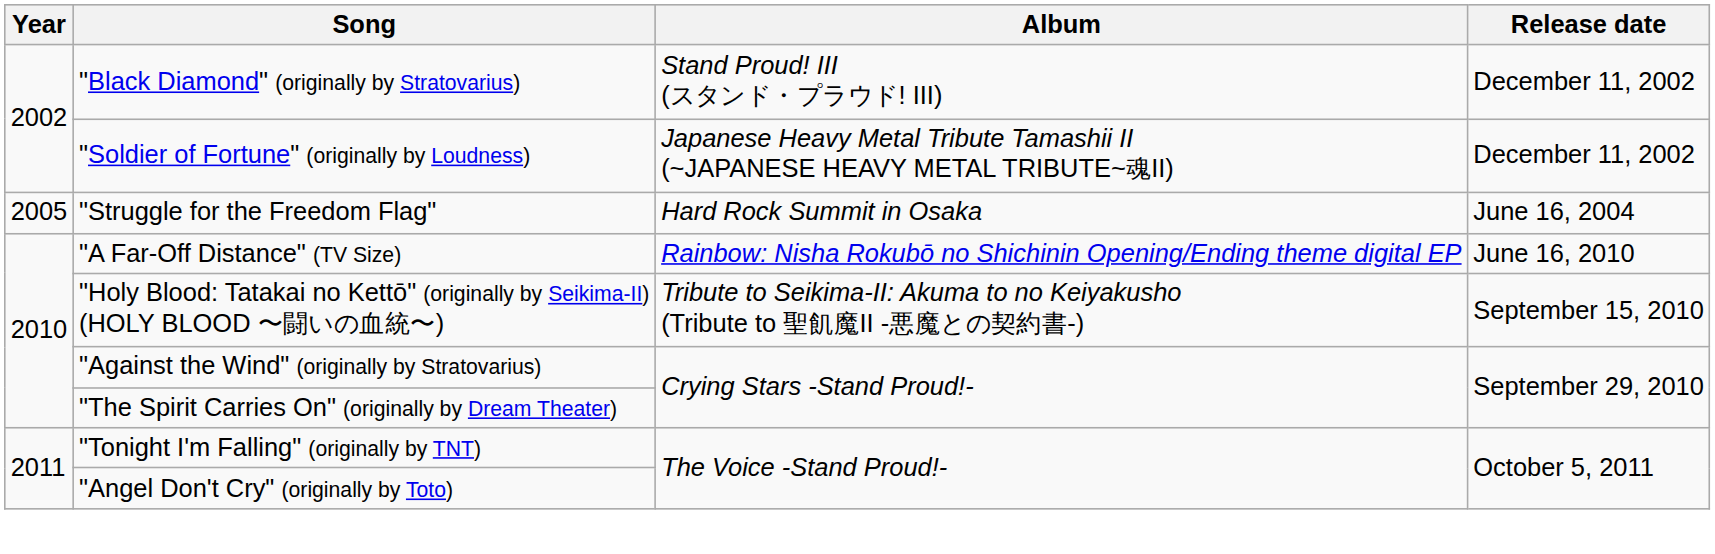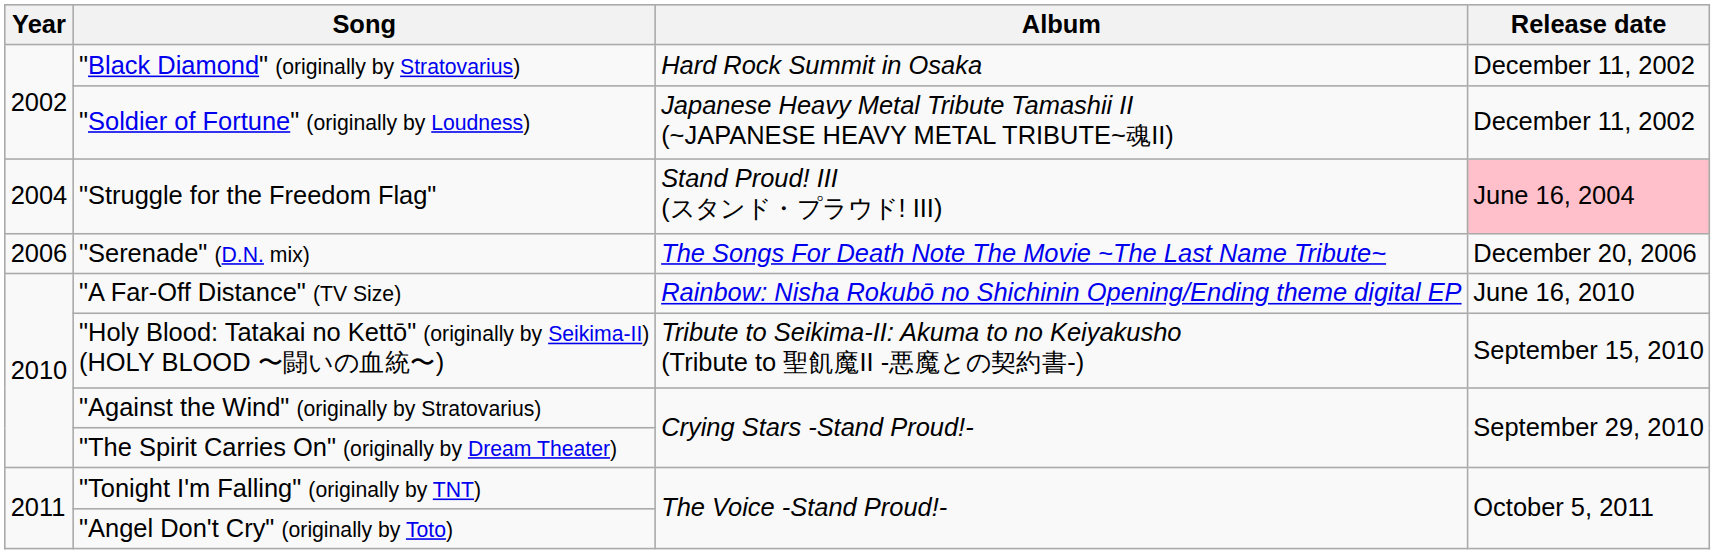(802, 80) Stand Proud! III (スタンド・プラウド! III) -> (822, 65) Hard Rock Summit in Osaka
(39, 212) 2005 -> (39, 195) 2004
(822, 212) Hard Rock Summit in Osaka -> (802, 194) Stand Proud! III (スタンド・プラウド! III)
(1554, 212) no background -> (1554, 195) pink background
+ row: (194, 252)
